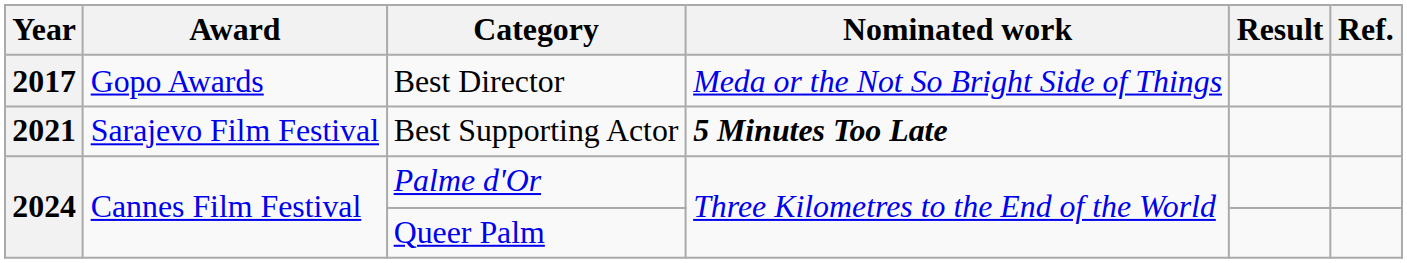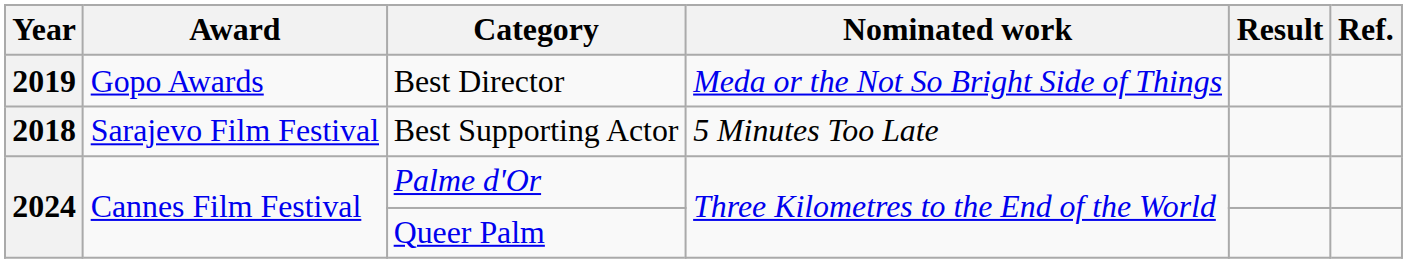(44, 80) 2017 -> (44, 80) 2019
(44, 130) 2021 -> (44, 130) 2018
(820, 130) bold -> (816, 130) normal
